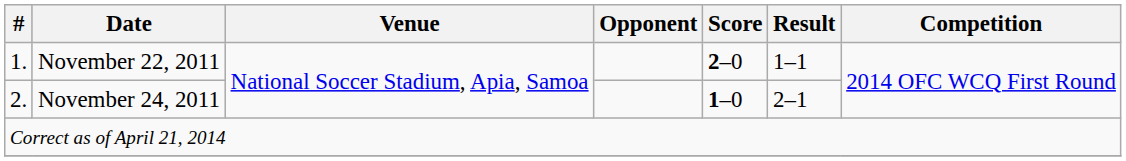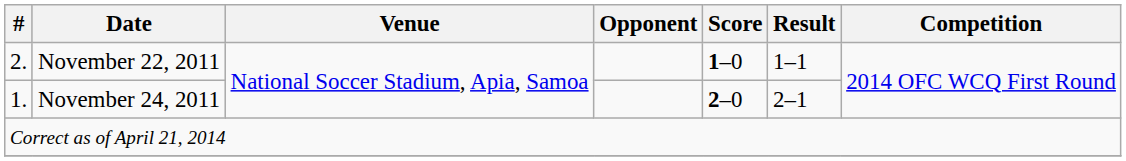(19, 61) 1. -> (19, 61) 2.
(725, 61) 2–0 -> (725, 61) 1–0
(19, 99) 2. -> (19, 99) 1.
(725, 99) 1–0 -> (725, 99) 2–0
